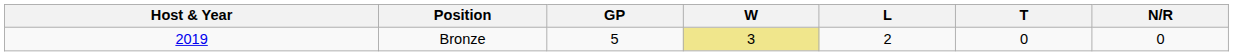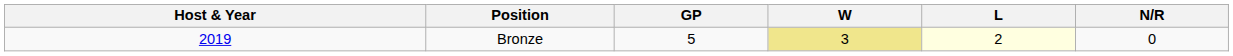- column: (1024, 16)
(888, 39) no background -> (998, 39) lightyellow background
